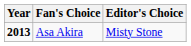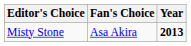columns swapped: (19, 13) <-> (145, 13)
